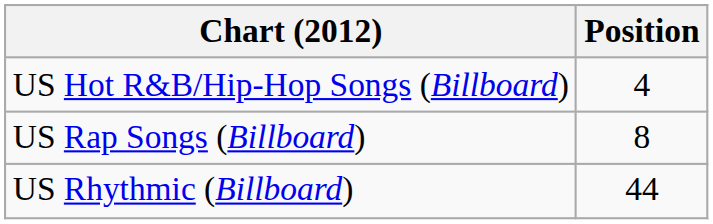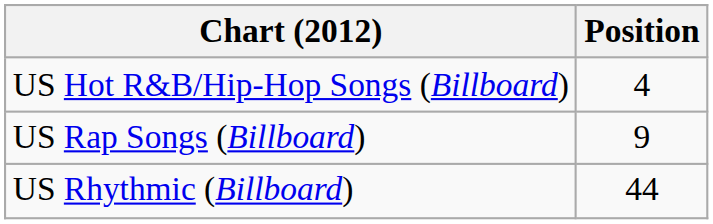(642, 137) 8 -> (642, 137) 9
